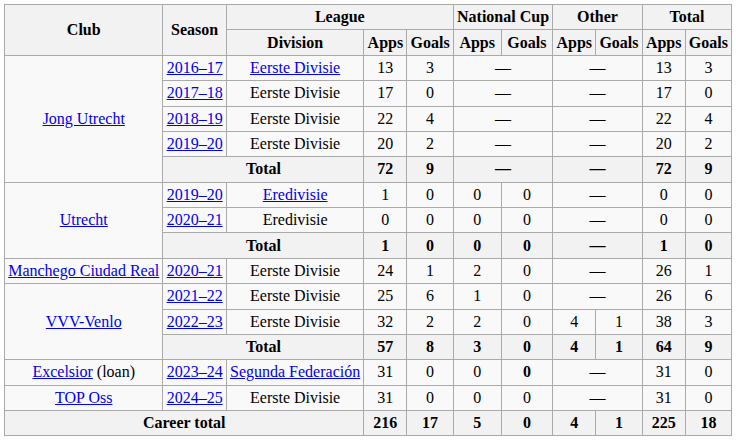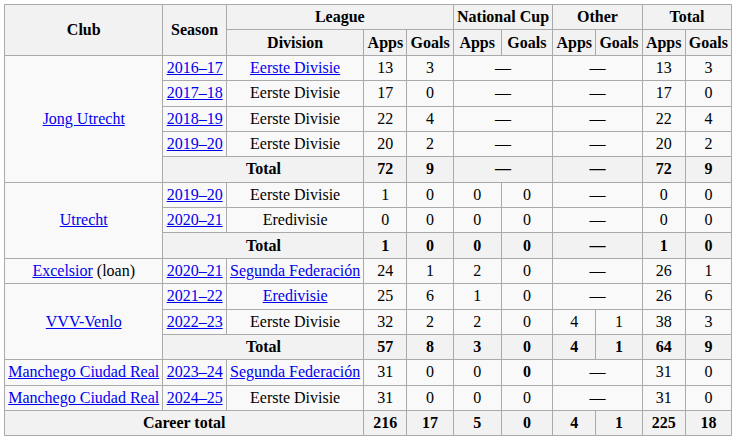(295, 194) Eredivisie -> (295, 194) Eerste Divisie
(84, 270) Manchego Ciudad Real -> (84, 270) Excelsior (loan)
(295, 270) Eerste Divisie -> (295, 270) Segunda Federación
(295, 296) Eerste Divisie -> (295, 296) Eredivisie
(84, 372) Excelsior (loan) -> (84, 372) Manchego Ciudad Real
(84, 397) TOP Oss -> (84, 397) Manchego Ciudad Real
